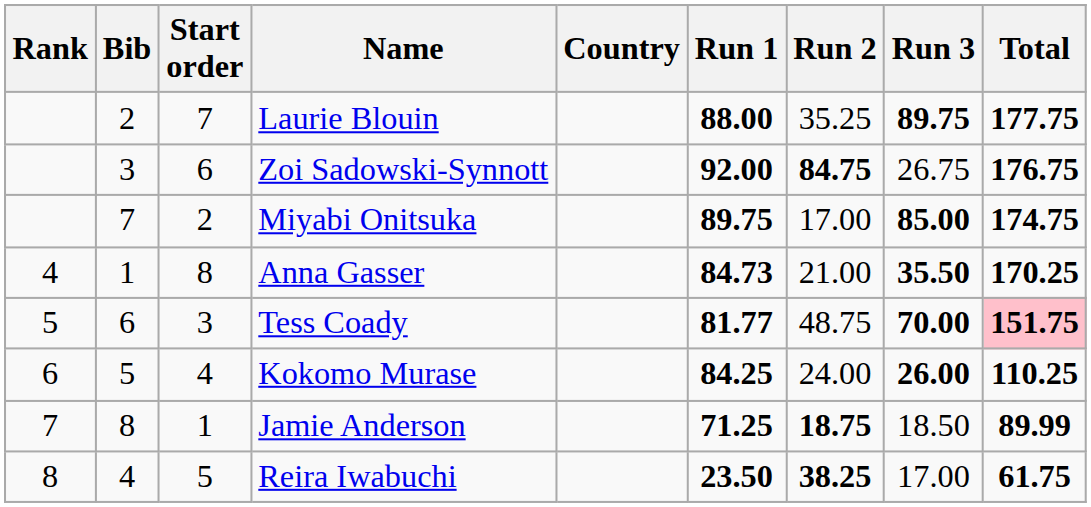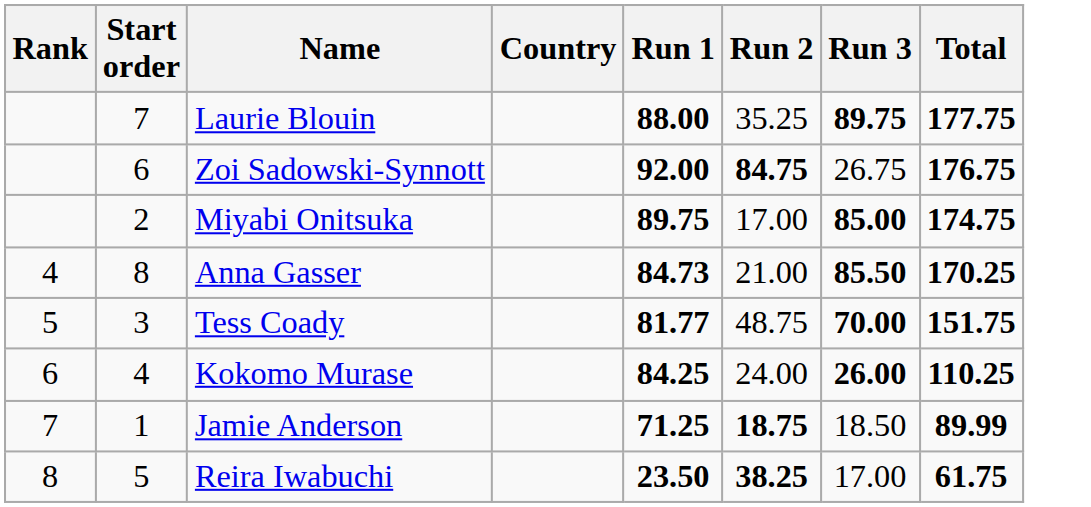- column: (127, 48)
(933, 271) 35.50 -> (870, 271) 85.50
(1035, 322) pink background -> (971, 322) no background
